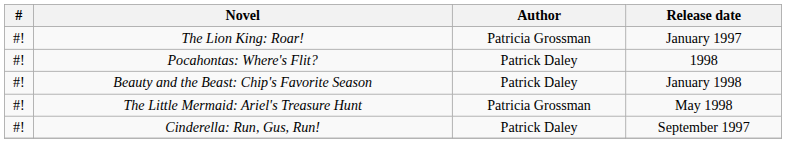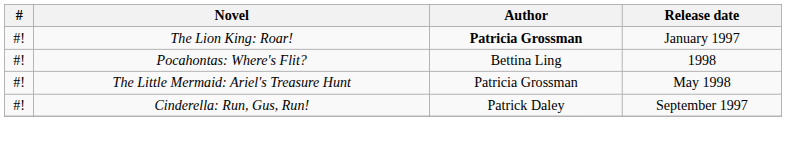(539, 37) normal -> (526, 37) bold
(539, 60) Patrick Daley -> (526, 60) Bettina Ling
- row: (243, 82)
